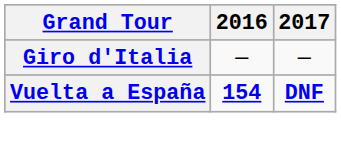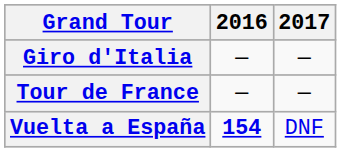+ row: (108, 93)
(304, 93) bold -> (304, 129) normal
